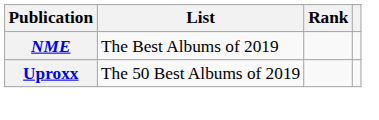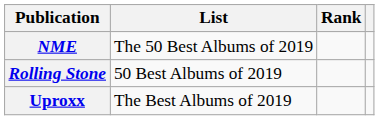(190, 45) The Best Albums of 2019 -> (214, 45) The 50 Best Albums of 2019
+ row: (57, 73)
(201, 73) The 50 Best Albums of 2019 -> (203, 100) The Best Albums of 2019
